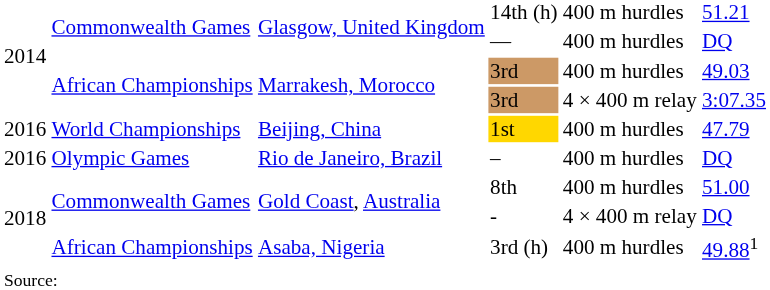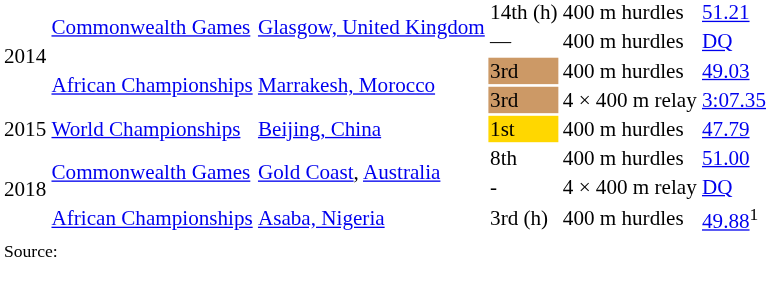(25, 128) 2016 -> (25, 128) 2015
- row: (350, 157)
